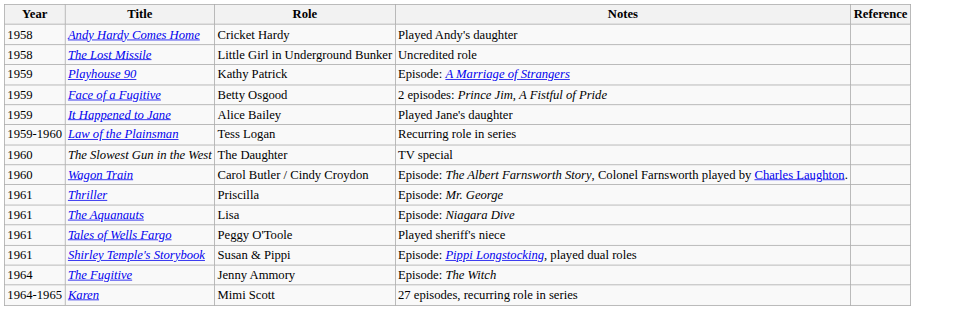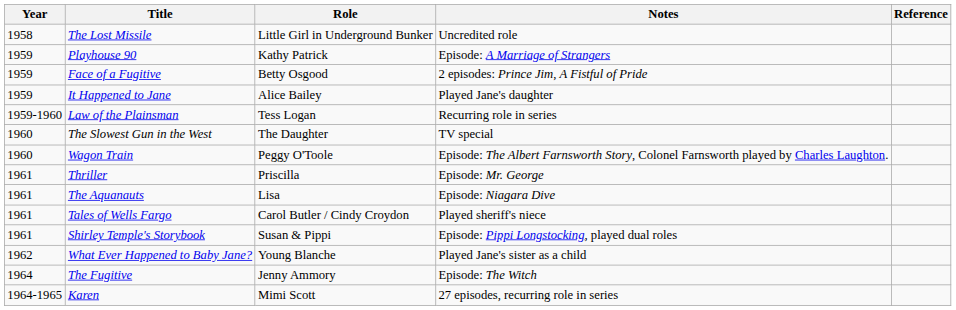- row: (134, 34)
(293, 174) Carol Butler / Cindy Croydon -> (295, 154) Peggy O'Toole
(255, 235) Peggy O'Toole -> (333, 214) Carol Butler / Cindy Croydon
+ row: (160, 255)
